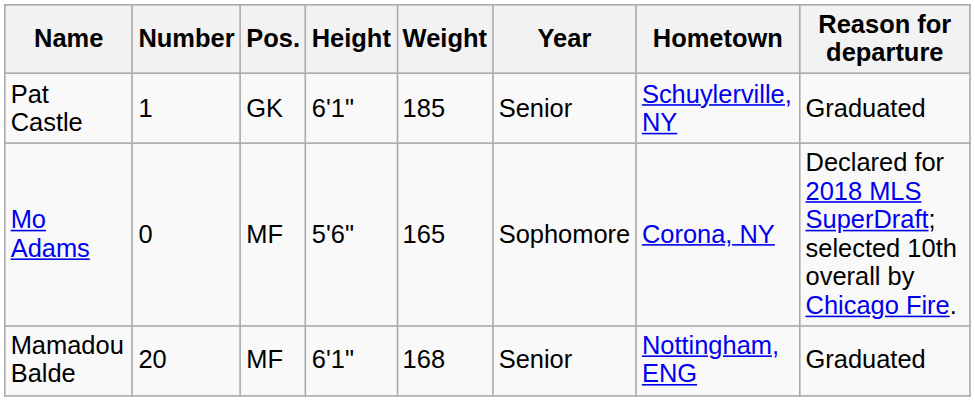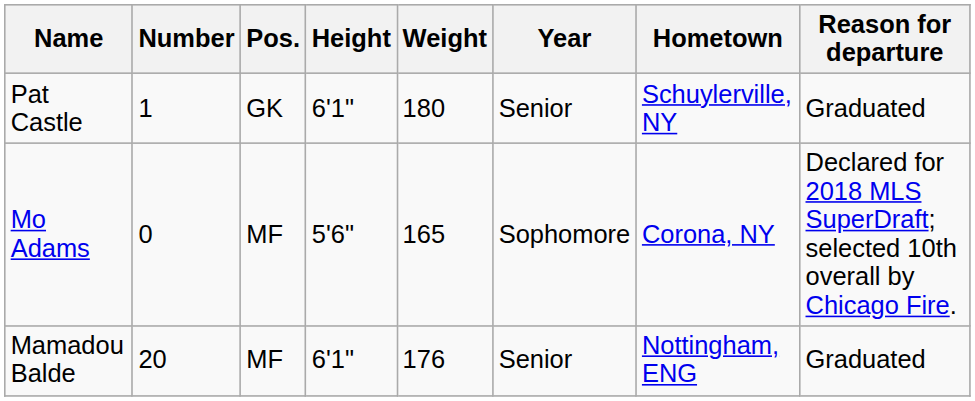(424, 107) 185 -> (424, 107) 180
(424, 360) 168 -> (424, 360) 176
